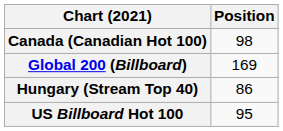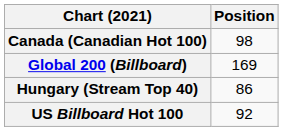(244, 114) 95 -> (244, 114) 92
